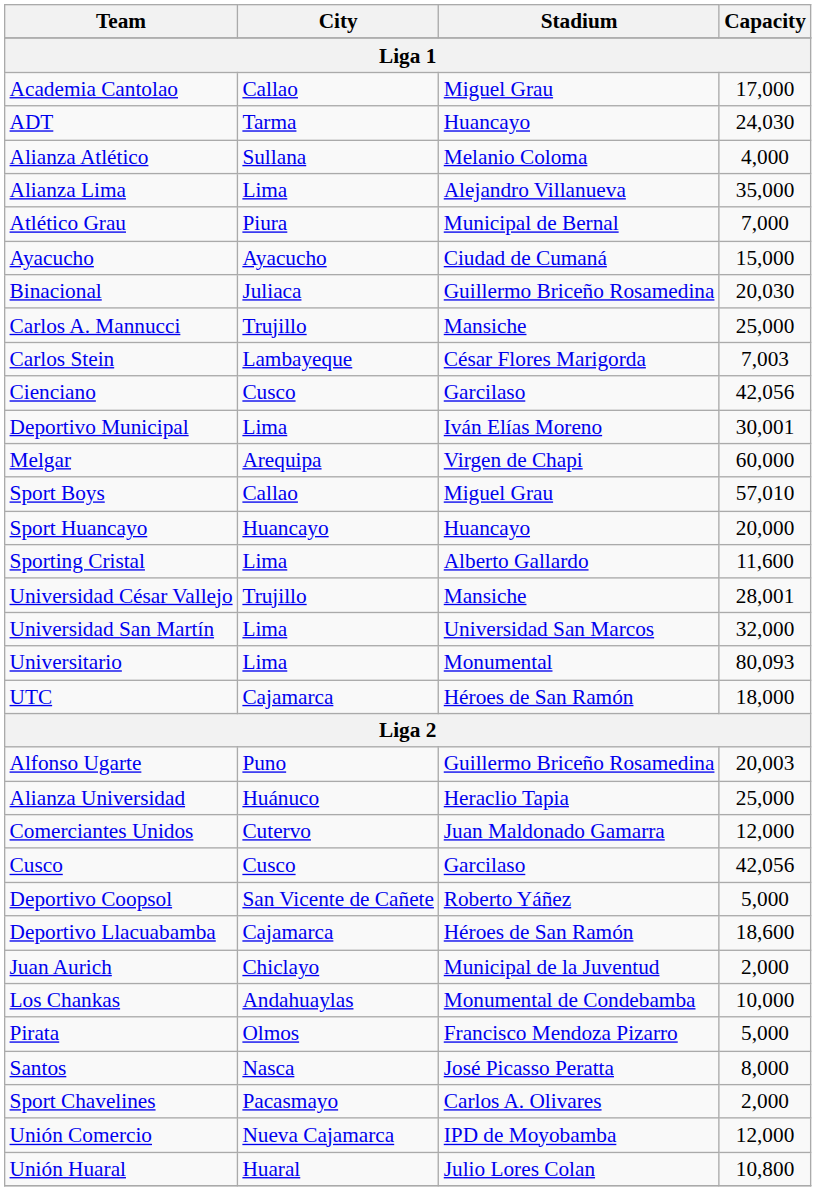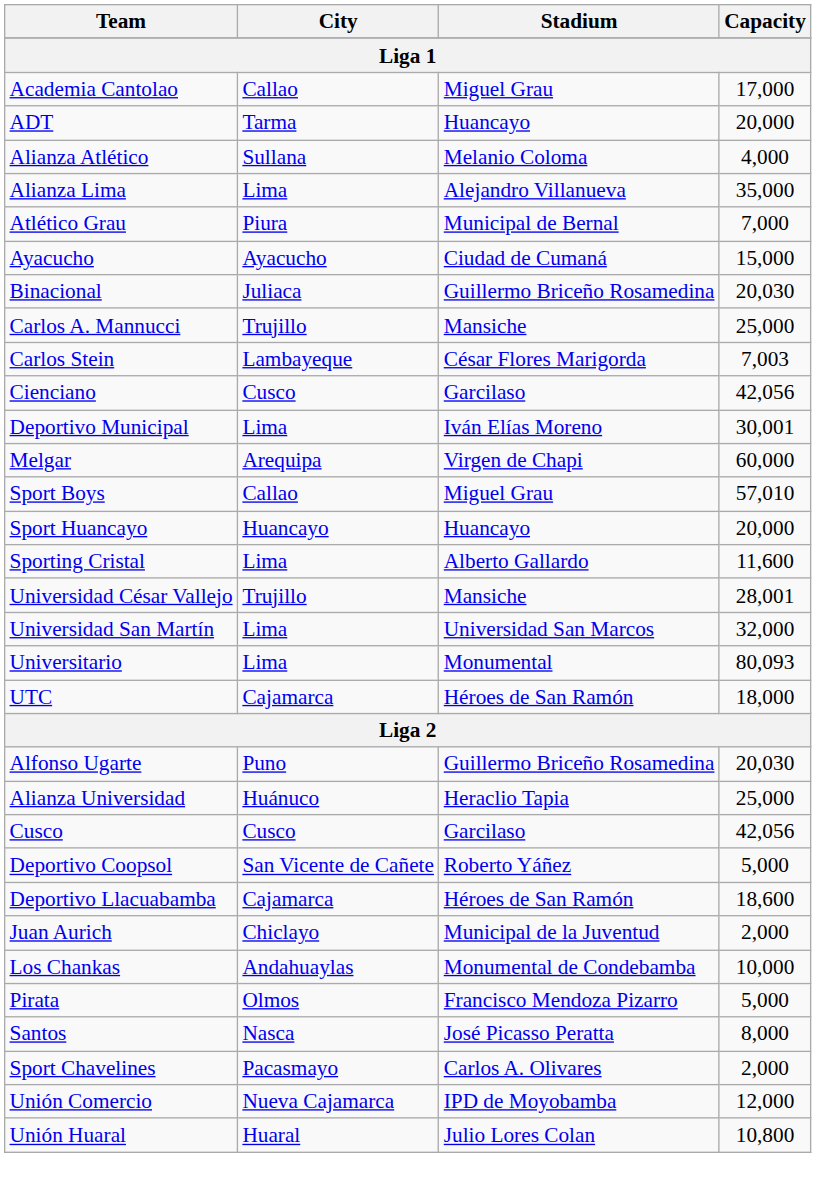(765, 122) 24,030 -> (765, 122) 20,000
(765, 763) 20,003 -> (765, 763) 20,030
- row: (101, 831)
